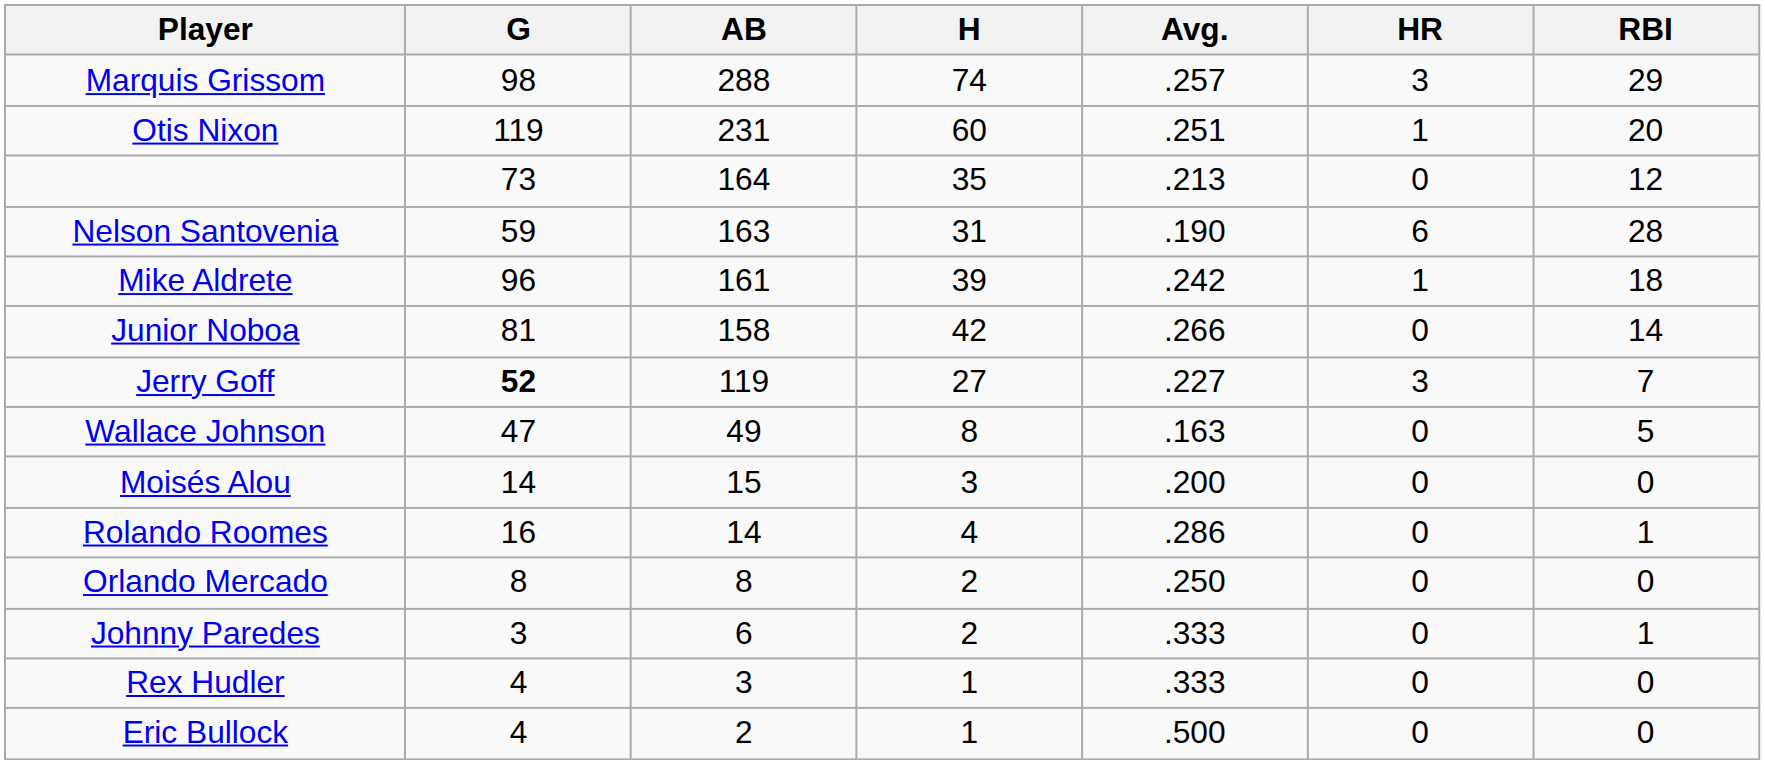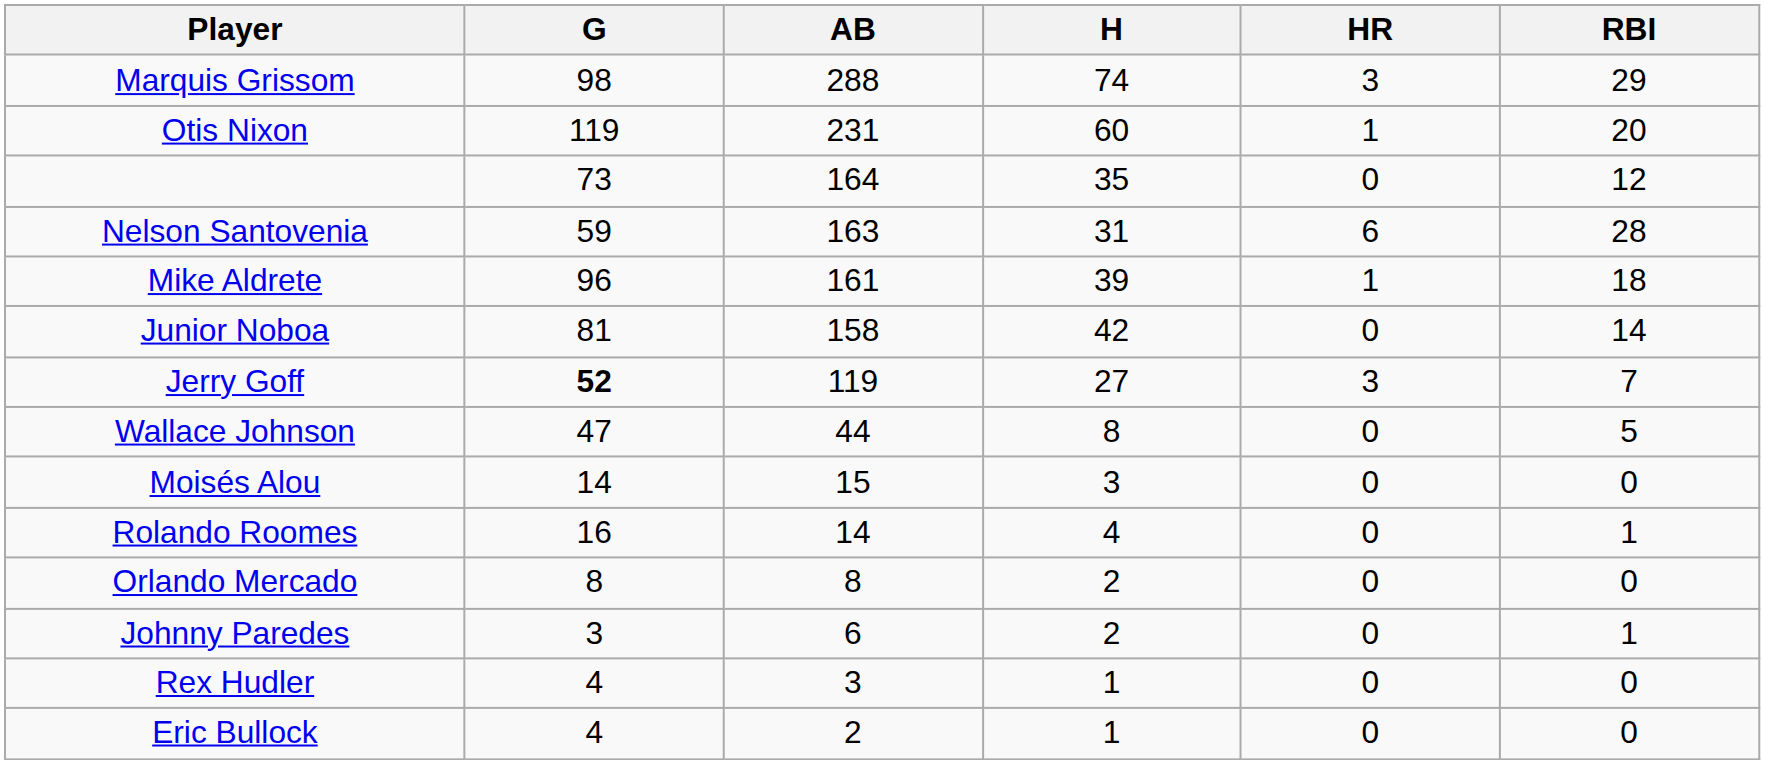- column: (1195, 29)
(744, 431) 49 -> (853, 431) 44
